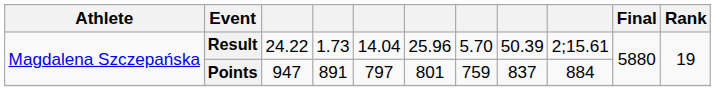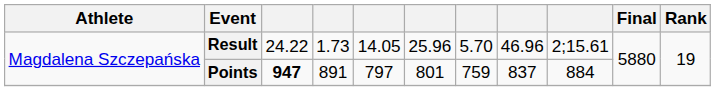(379, 46) 14.04 -> (379, 46) 14.05
(522, 46) 50.39 -> (522, 46) 46.96
(287, 73) normal -> (287, 73) bold
